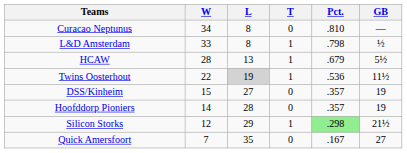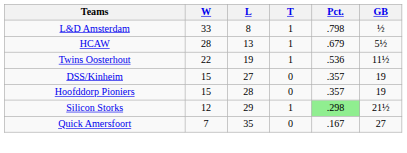- row: (95, 28)
(248, 76) lightgrey background -> (248, 60) no background
(206, 108) 14 -> (206, 92) 15
